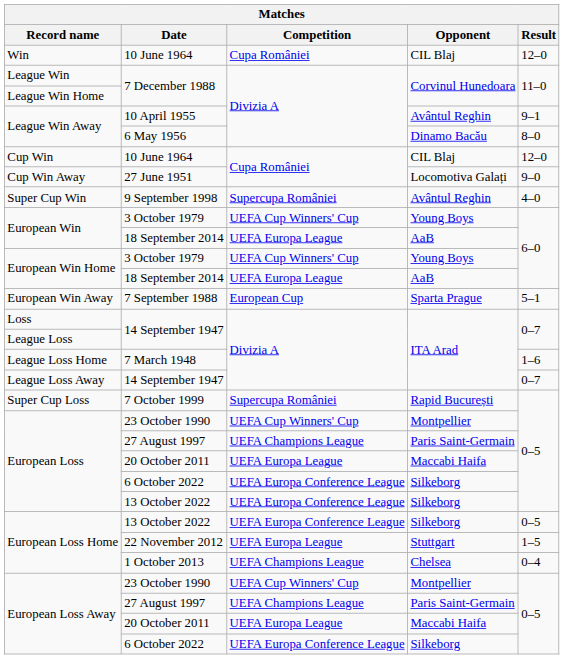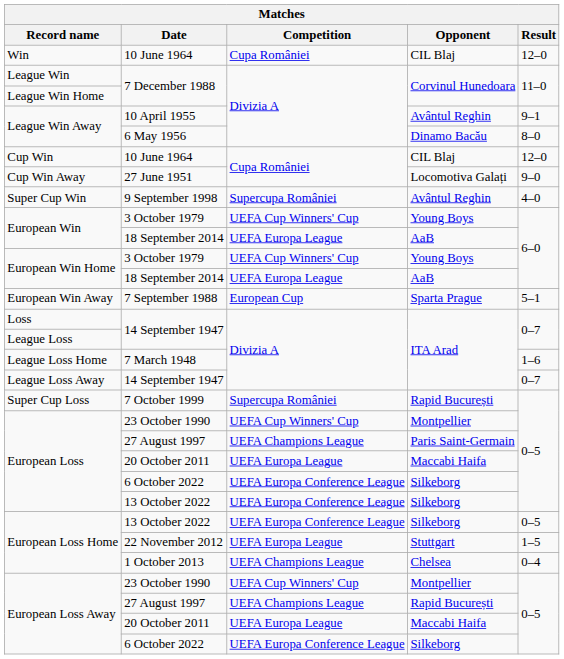(463, 603) Paris Saint-Germain -> (452, 603) Rapid București
